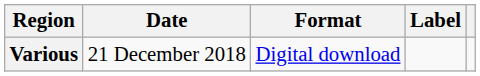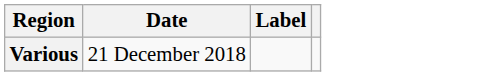- column: (328, 20)
